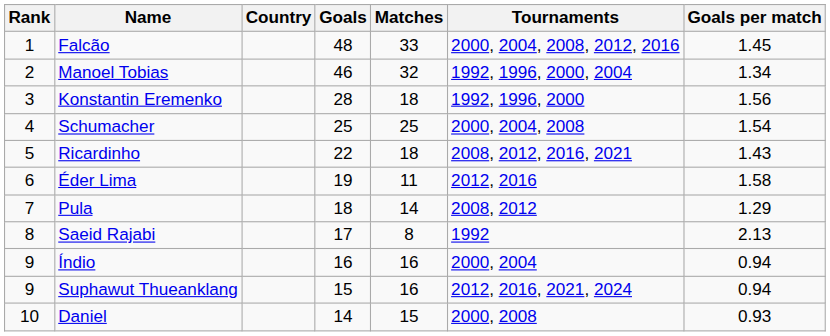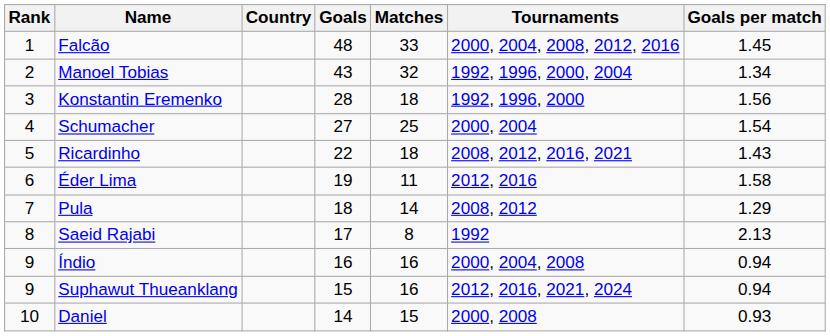(343, 72) 46 -> (343, 72) 43
(343, 126) 25 -> (343, 126) 27
(518, 126) 2000, 2004, 2008 -> (494, 126) 2000, 2004
(494, 262) 2000, 2004 -> (518, 262) 2000, 2004, 2008
